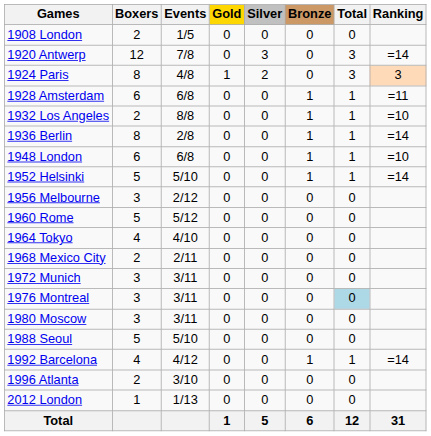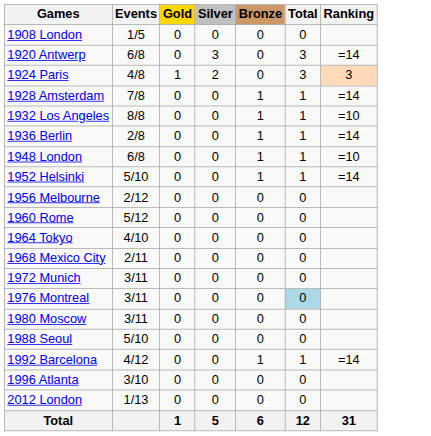- column: (137, 14)
(185, 55) 7/8 -> (136, 55) 6/8
(185, 95) 6/8 -> (136, 95) 7/8
(398, 95) =11 -> (349, 95) =14
